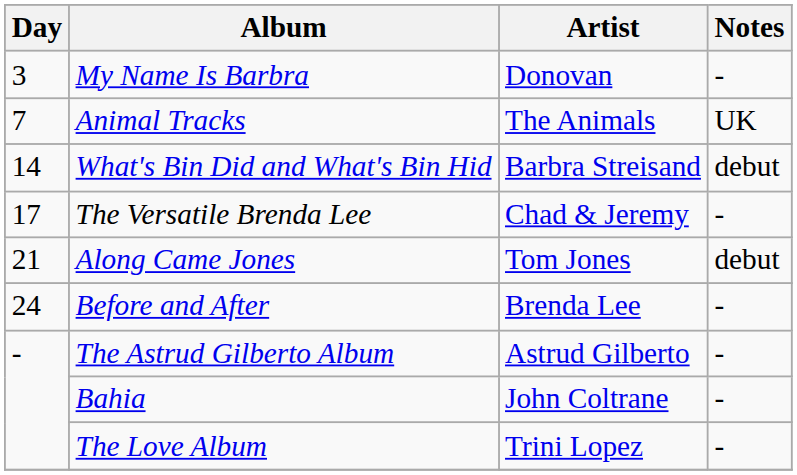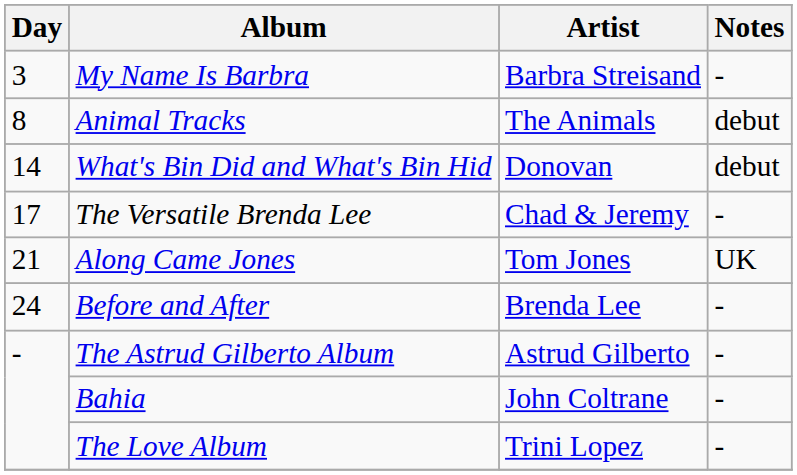(559, 74) Donovan -> (603, 74) Barbra Streisand
(19, 120) 7 -> (19, 120) 8
(736, 120) UK -> (747, 120) debut
(603, 167) Barbra Streisand -> (559, 167) Donovan
(747, 259) debut -> (736, 259) UK
